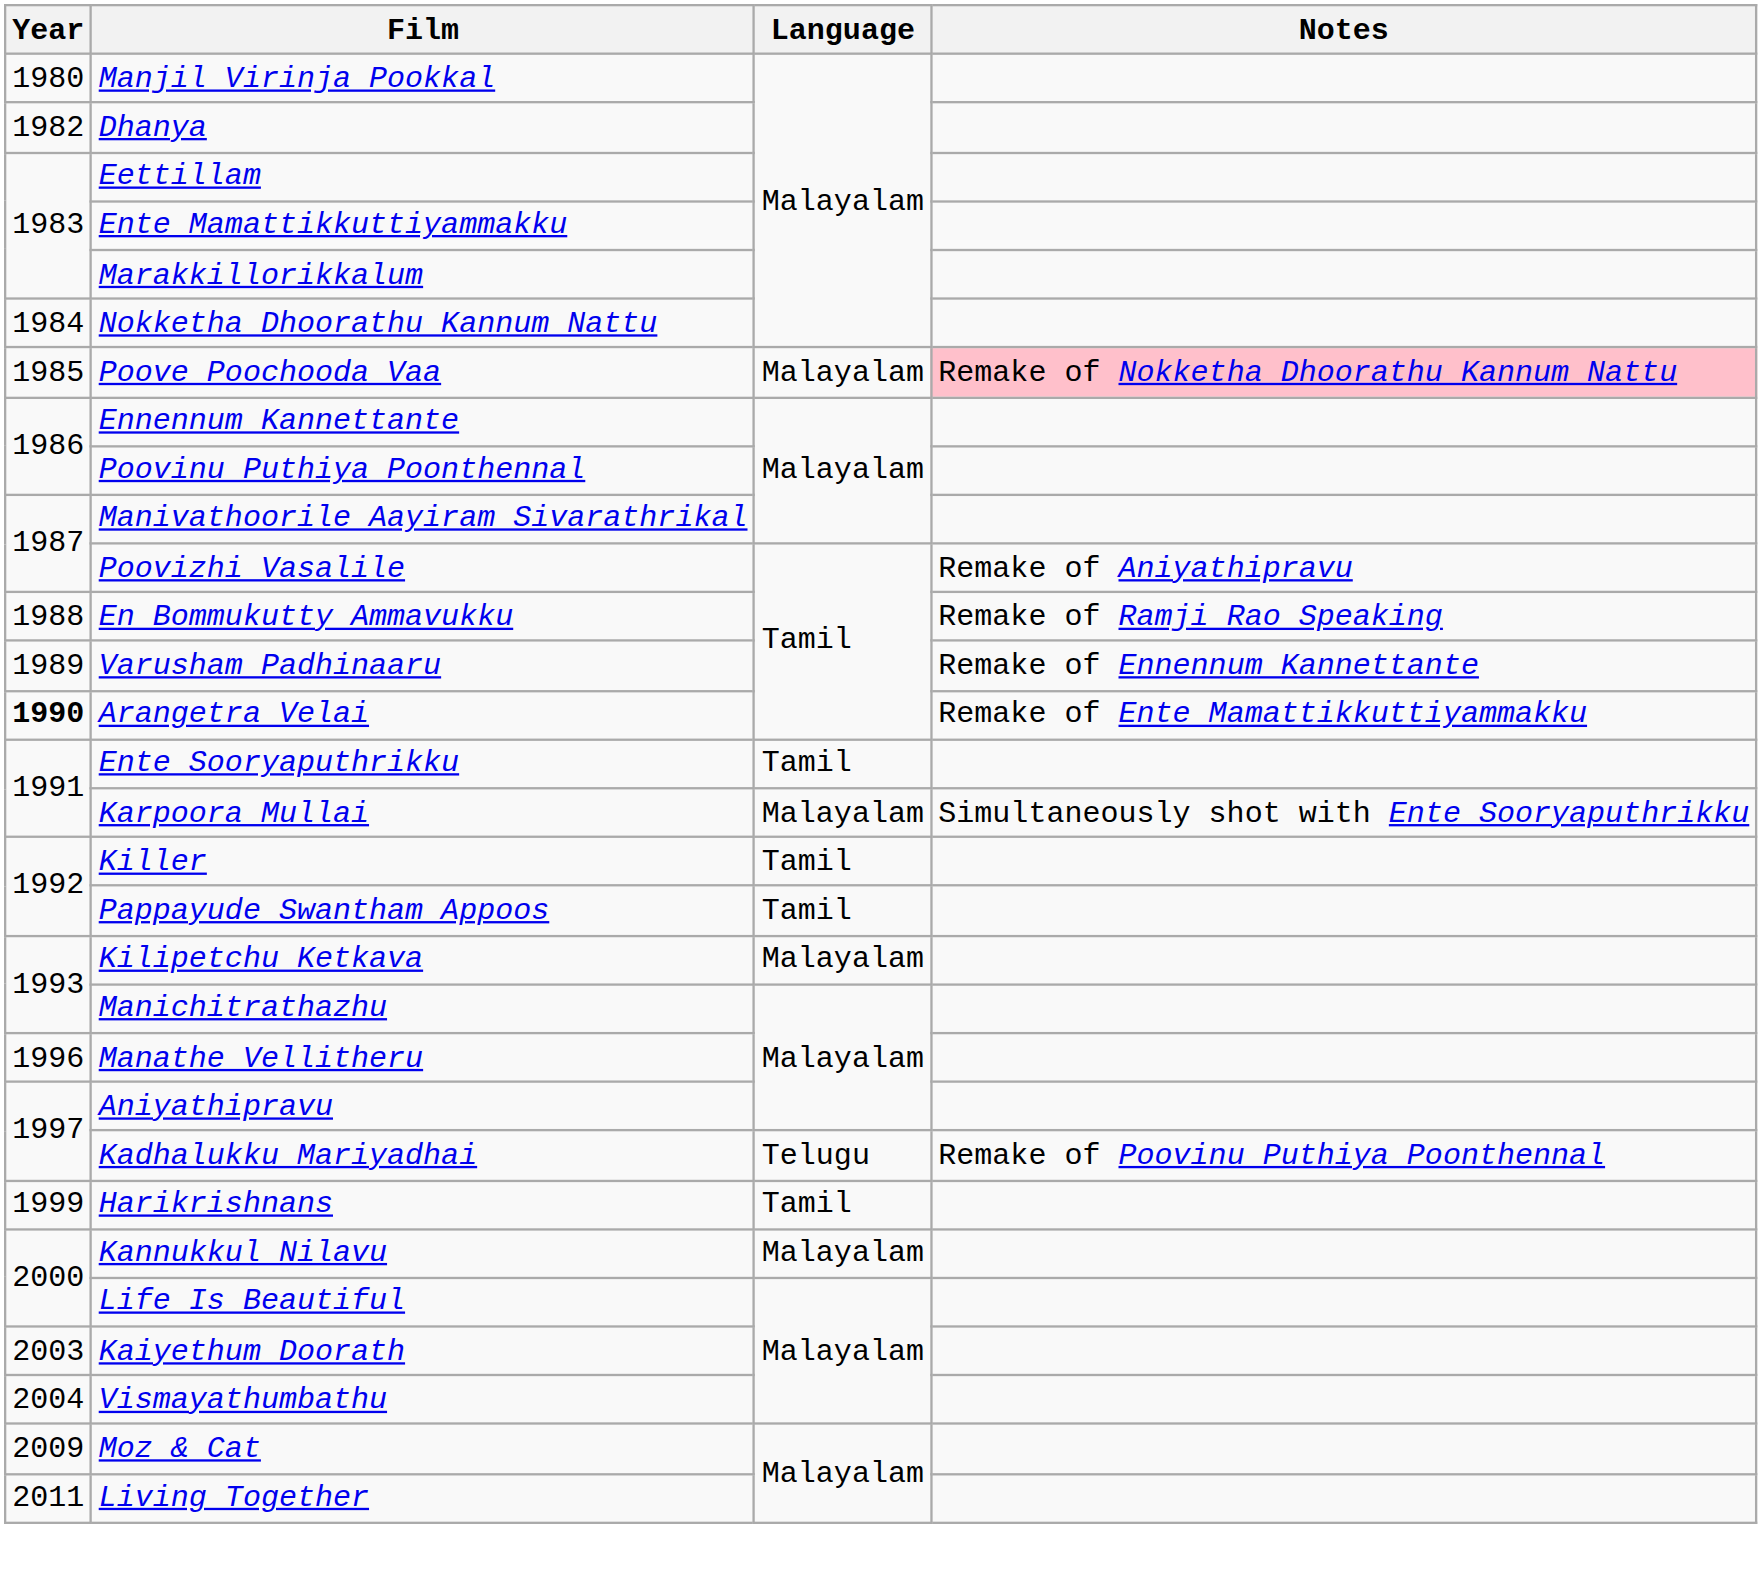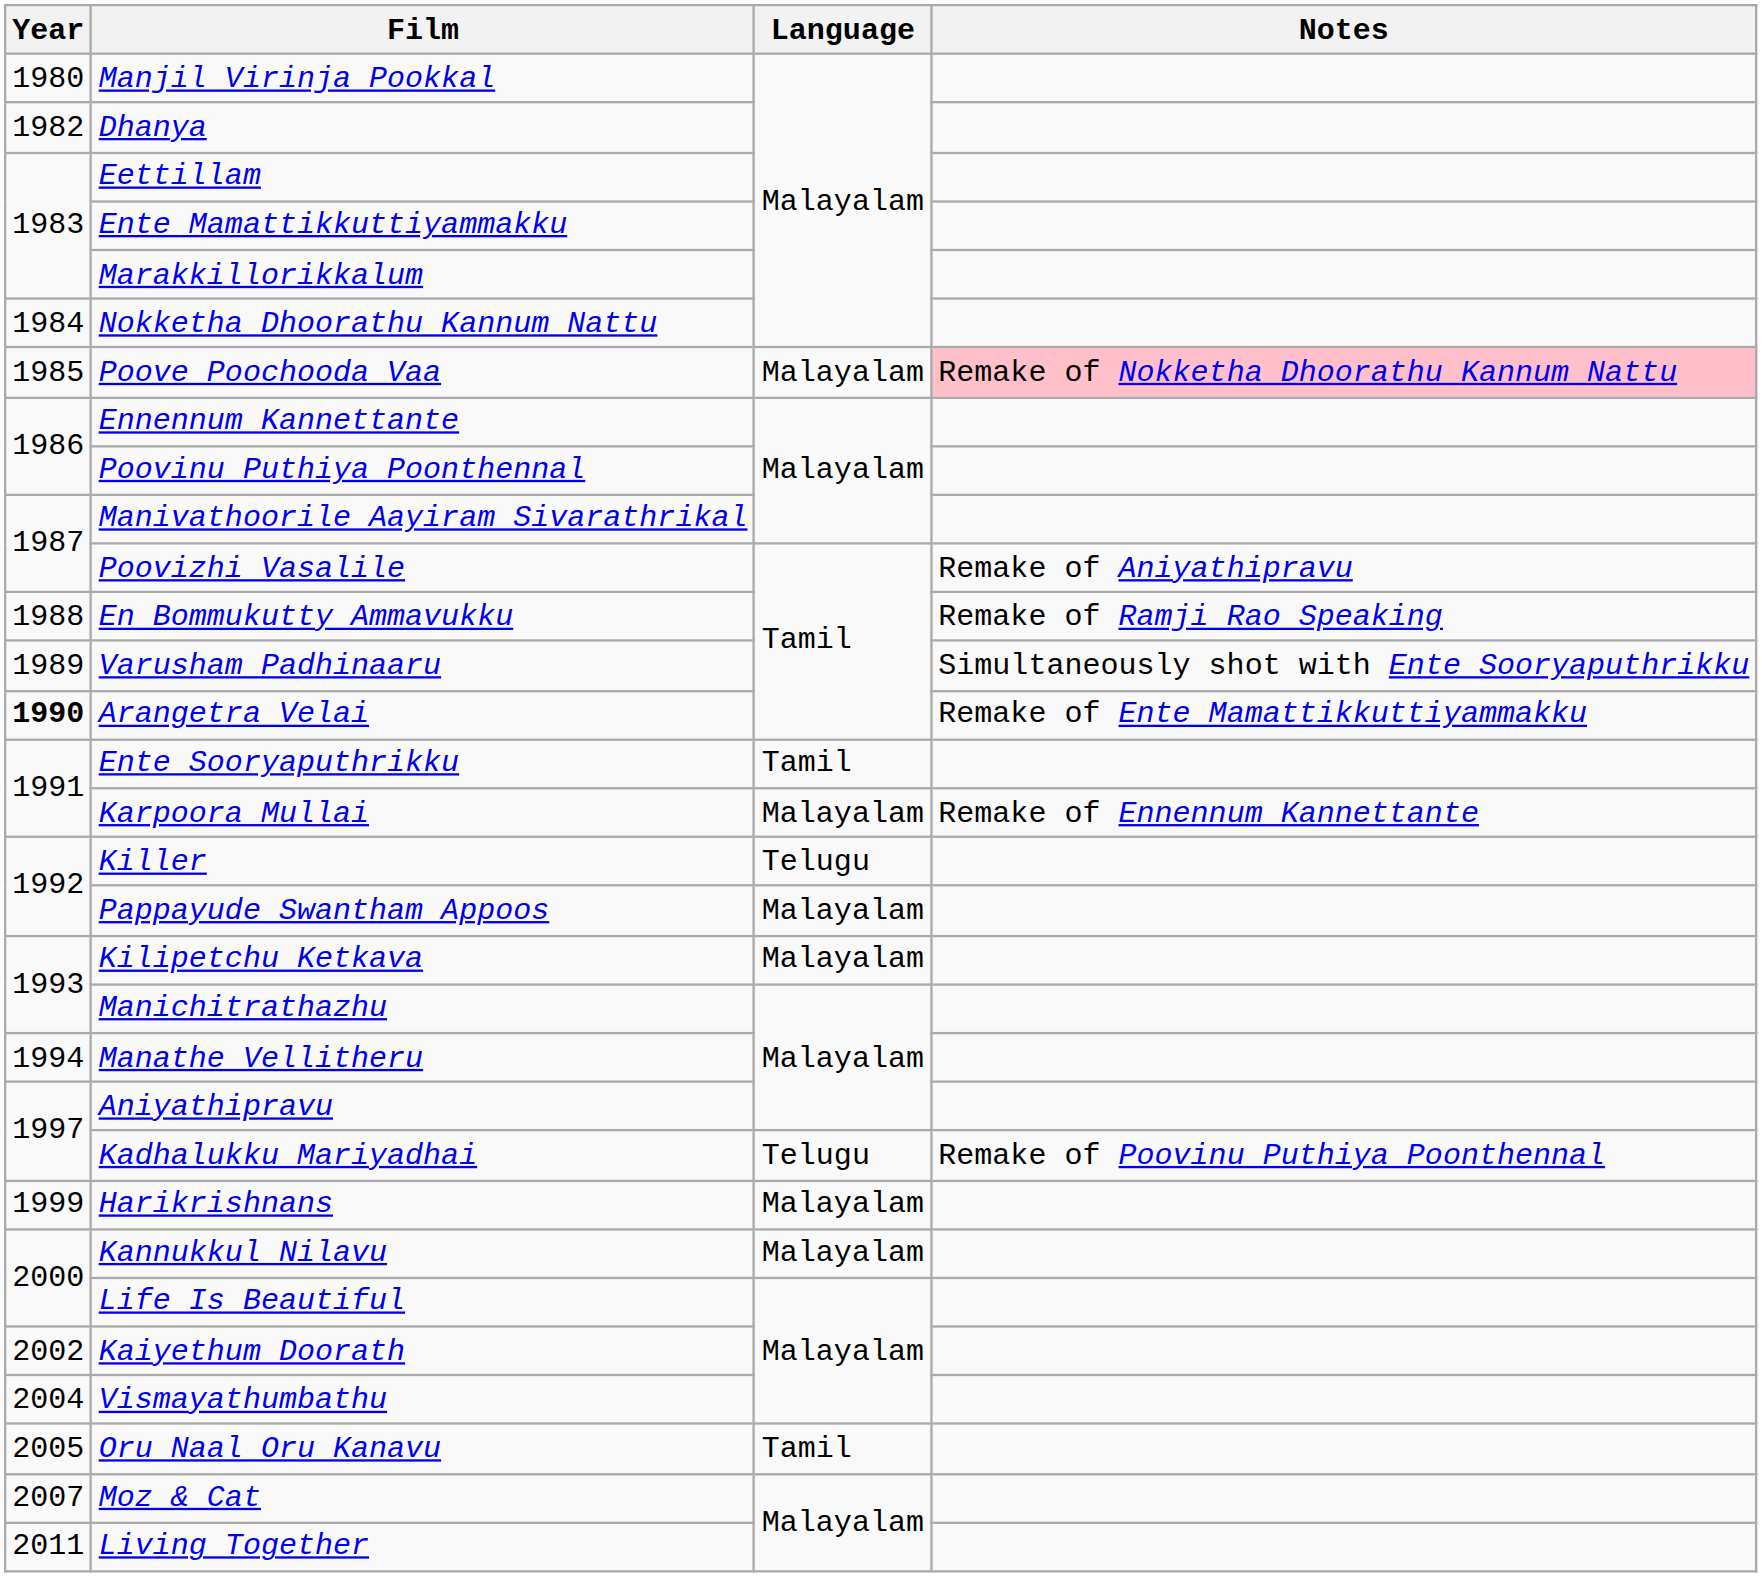(1209, 666) Remake of Ennennum Kannettante -> (1344, 666) Simultaneously shot with Ente Sooryaputhrikku
(1344, 813) Simultaneously shot with Ente Sooryaputhrikku -> (1209, 813) Remake of Ennennum Kannettante
(807, 862) Tamil -> (816, 862) Telugu
(807, 911) Tamil -> (843, 911) Malayalam
(48, 1057) 1996 -> (48, 1057) 1994
(807, 1204) Tamil -> (843, 1204) Malayalam
(48, 1351) 2003 -> (48, 1351) 2002
+ row: (270, 1449)
(48, 1449) 2009 -> (48, 1498) 2007
